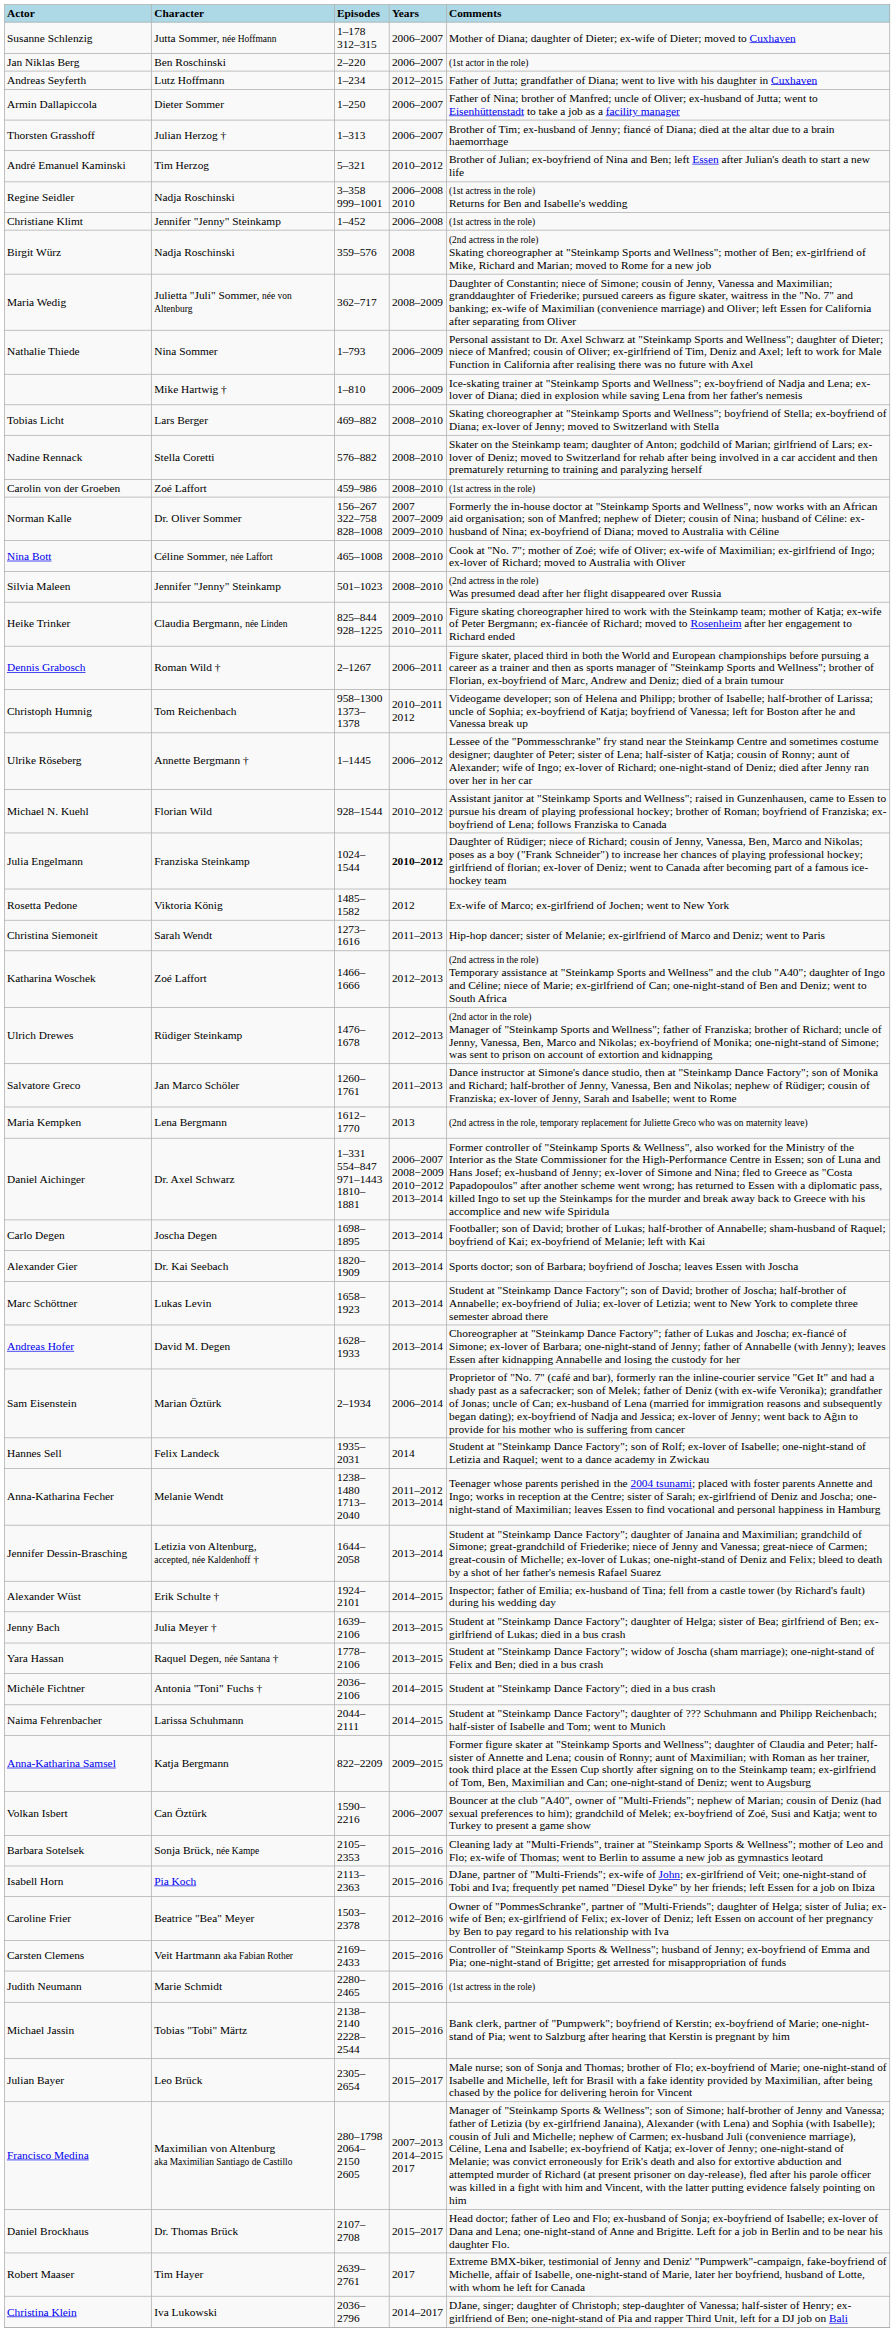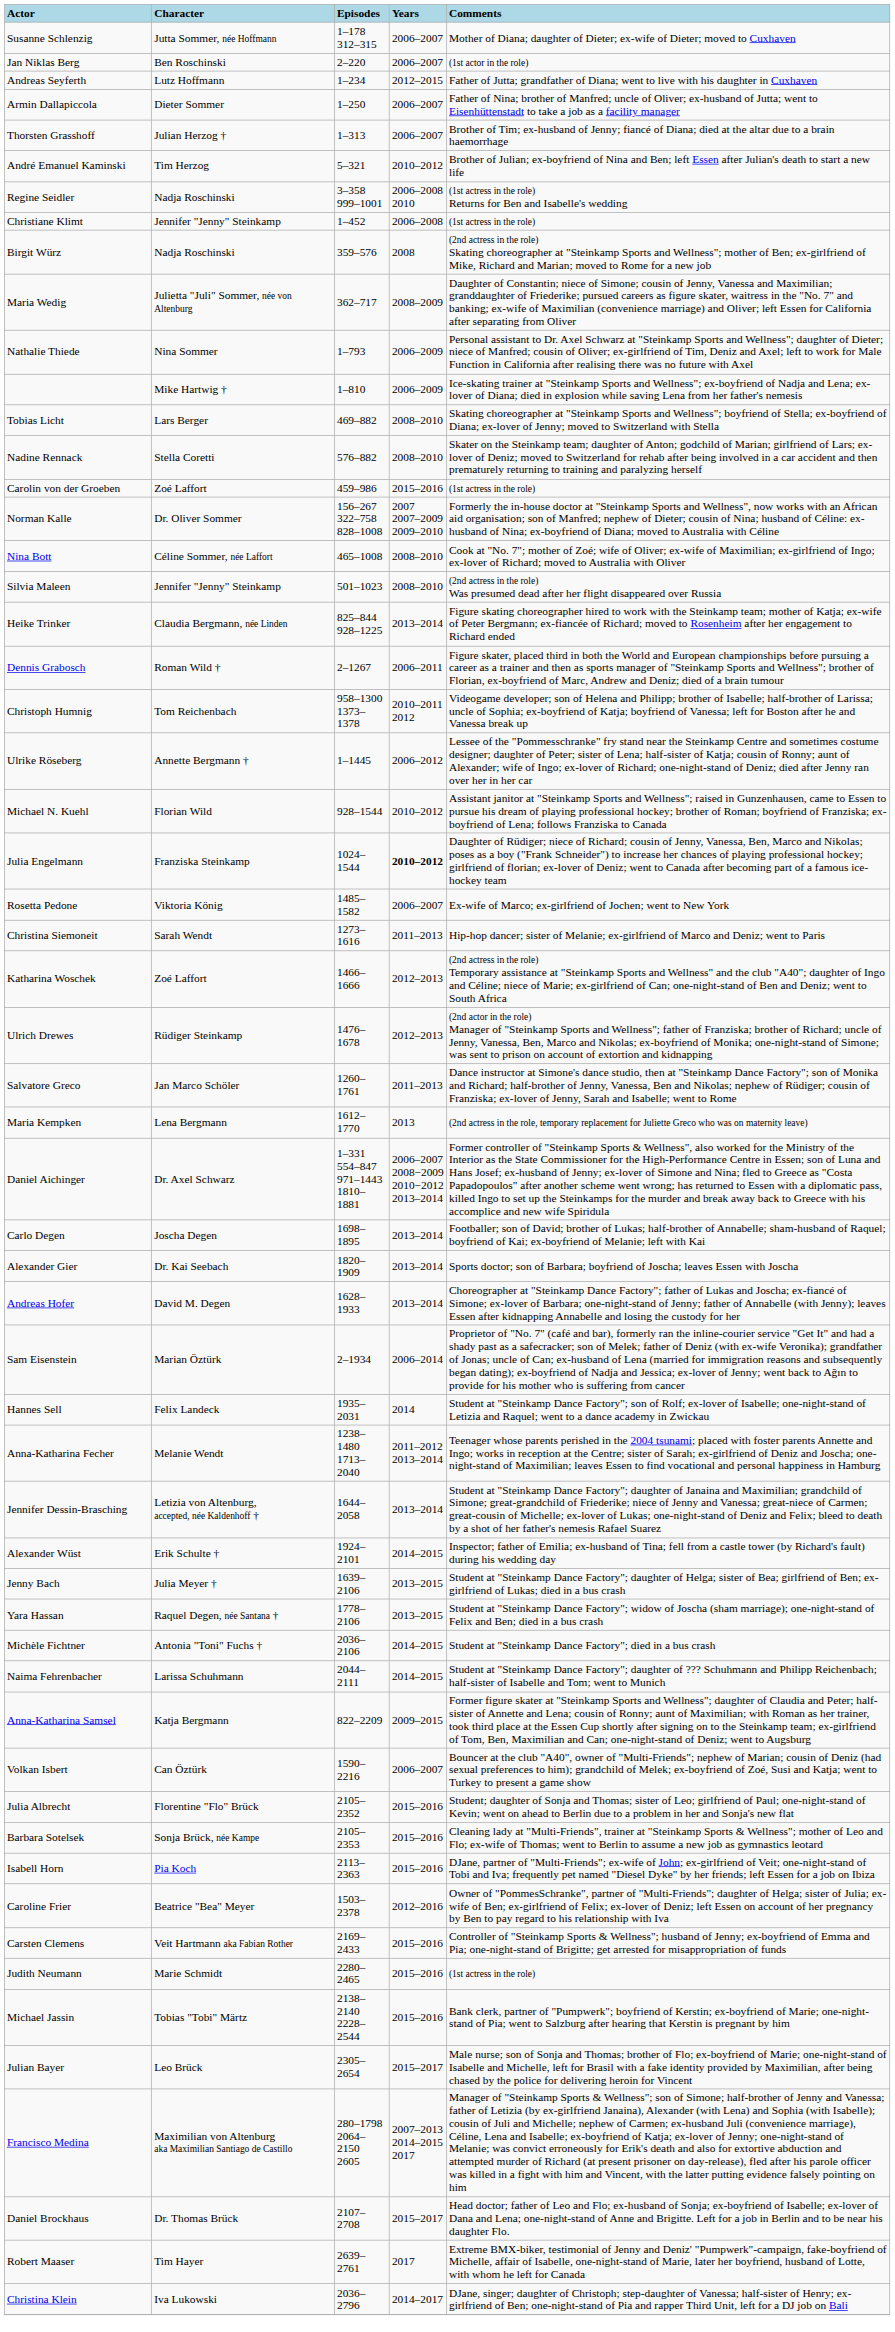(417, 488) 2008–2010 -> (417, 488) 2015–2016
(417, 624) 2009–2010 2010–2011 -> (417, 624) 2013–2014
(403, 904) 2012 -> (417, 904) 2006–2007
- row: (42, 1303)
+ row: (39, 1807)
